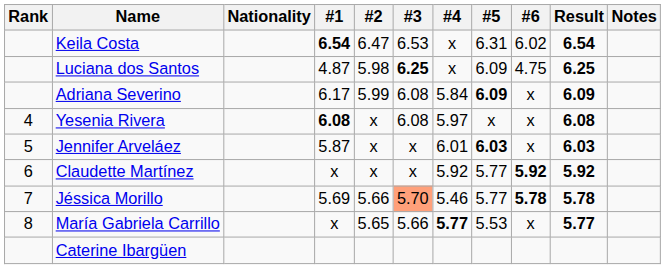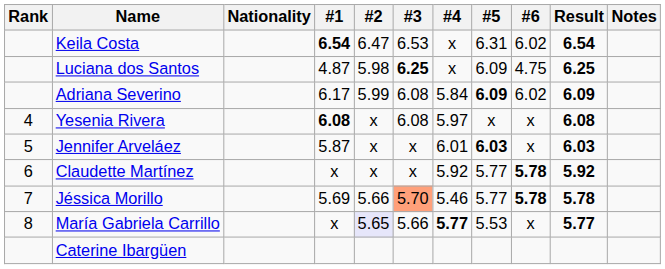(531, 95) x -> (531, 95) 6.02
(531, 172) 5.92 -> (531, 172) 5.78
(374, 224) no background -> (374, 224) lavender background
